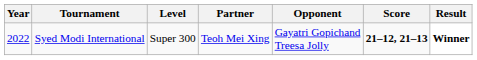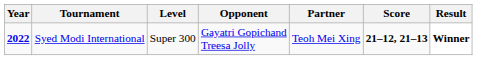columns swapped: (235, 13) <-> (318, 13)
(18, 39) normal -> (18, 39) bold
